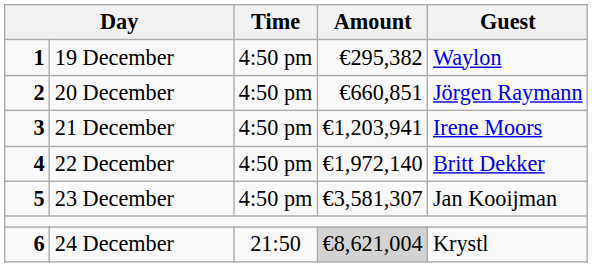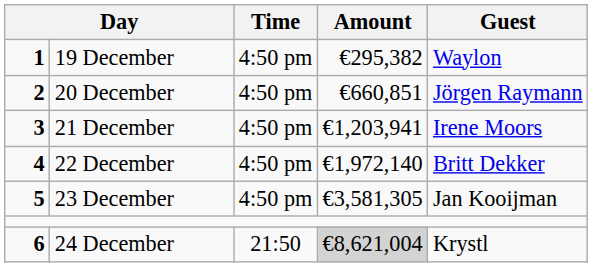(373, 198) €3,581,307 -> (373, 198) €3,581,305
